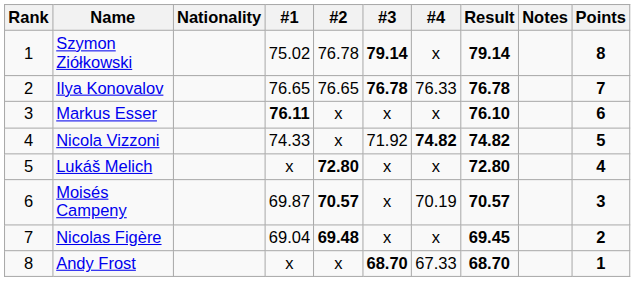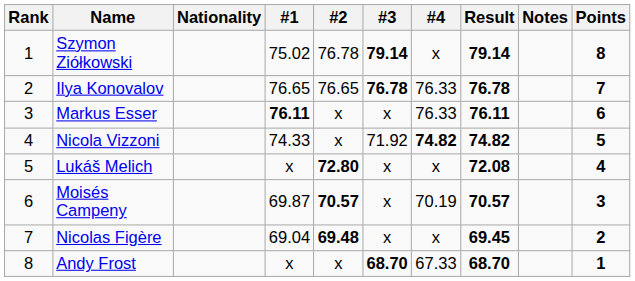(436, 114) x -> (436, 114) 76.33
(489, 114) 76.10 -> (489, 114) 76.11
(489, 166) 72.80 -> (489, 166) 72.08
